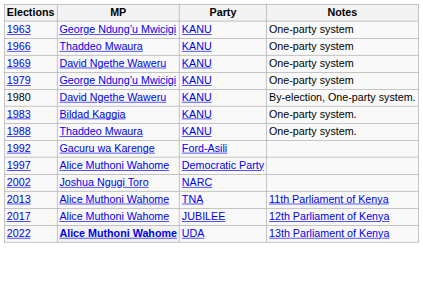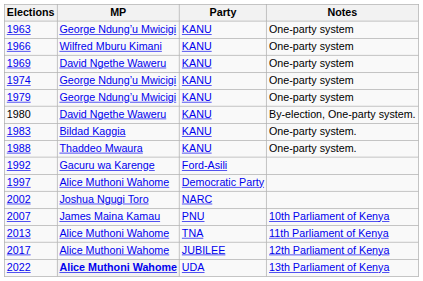(101, 47) Thaddeo Mwaura -> (111, 47) Wilfred Mburu Kimani
+ row: (19, 81)
+ row: (19, 217)
